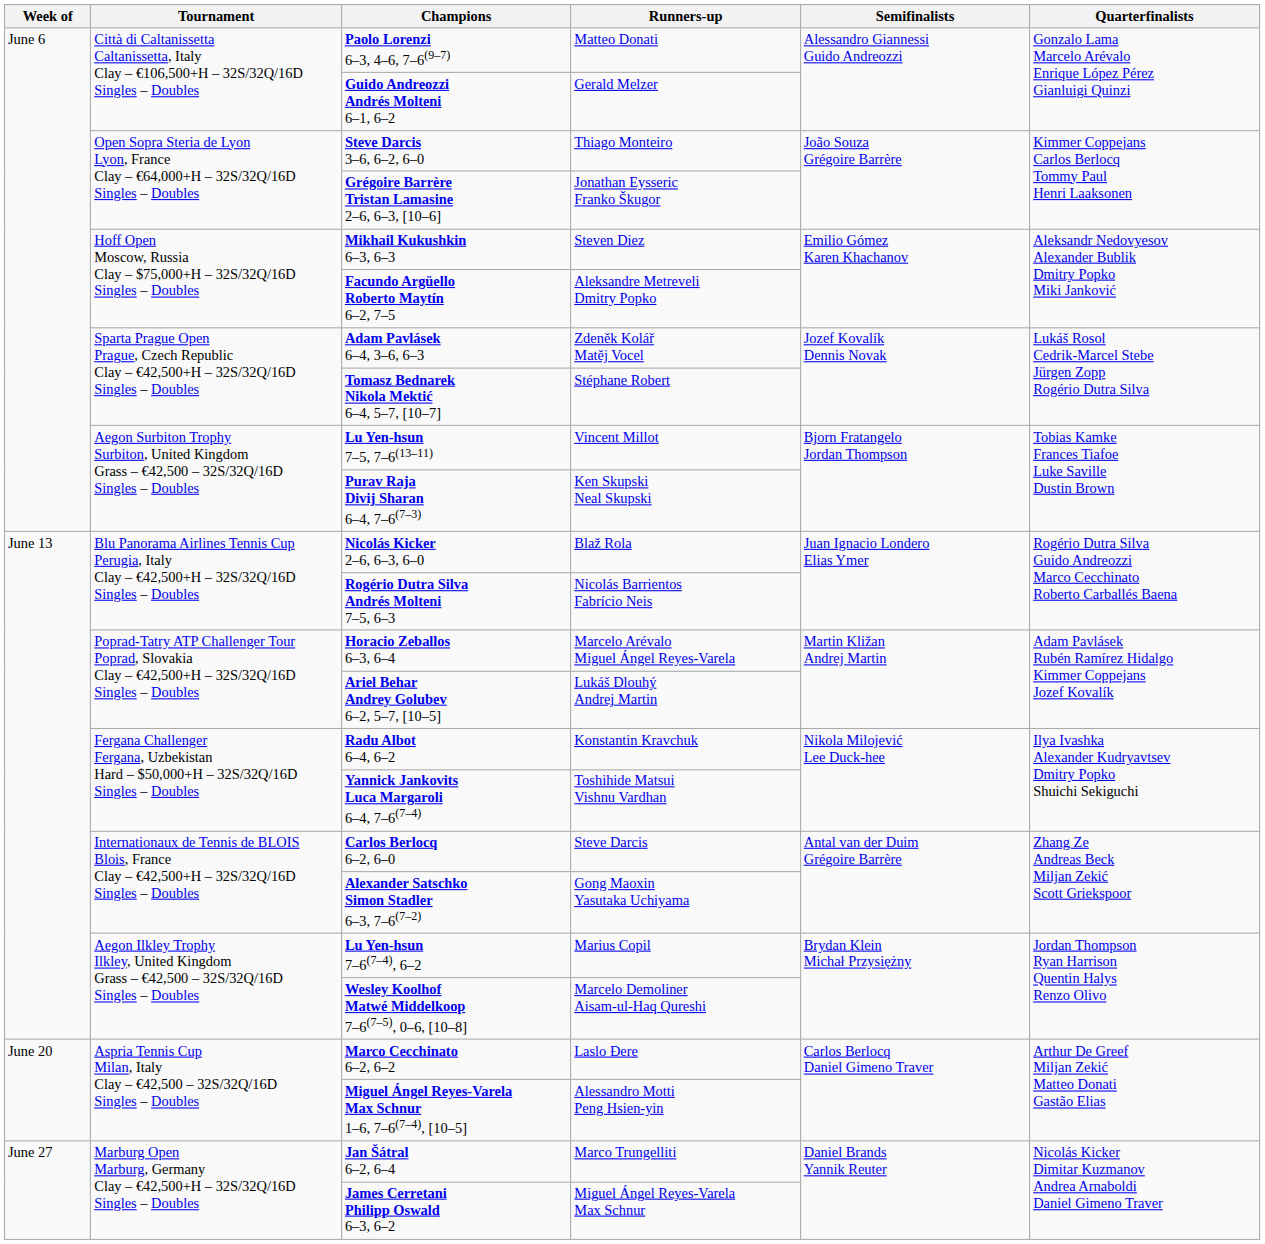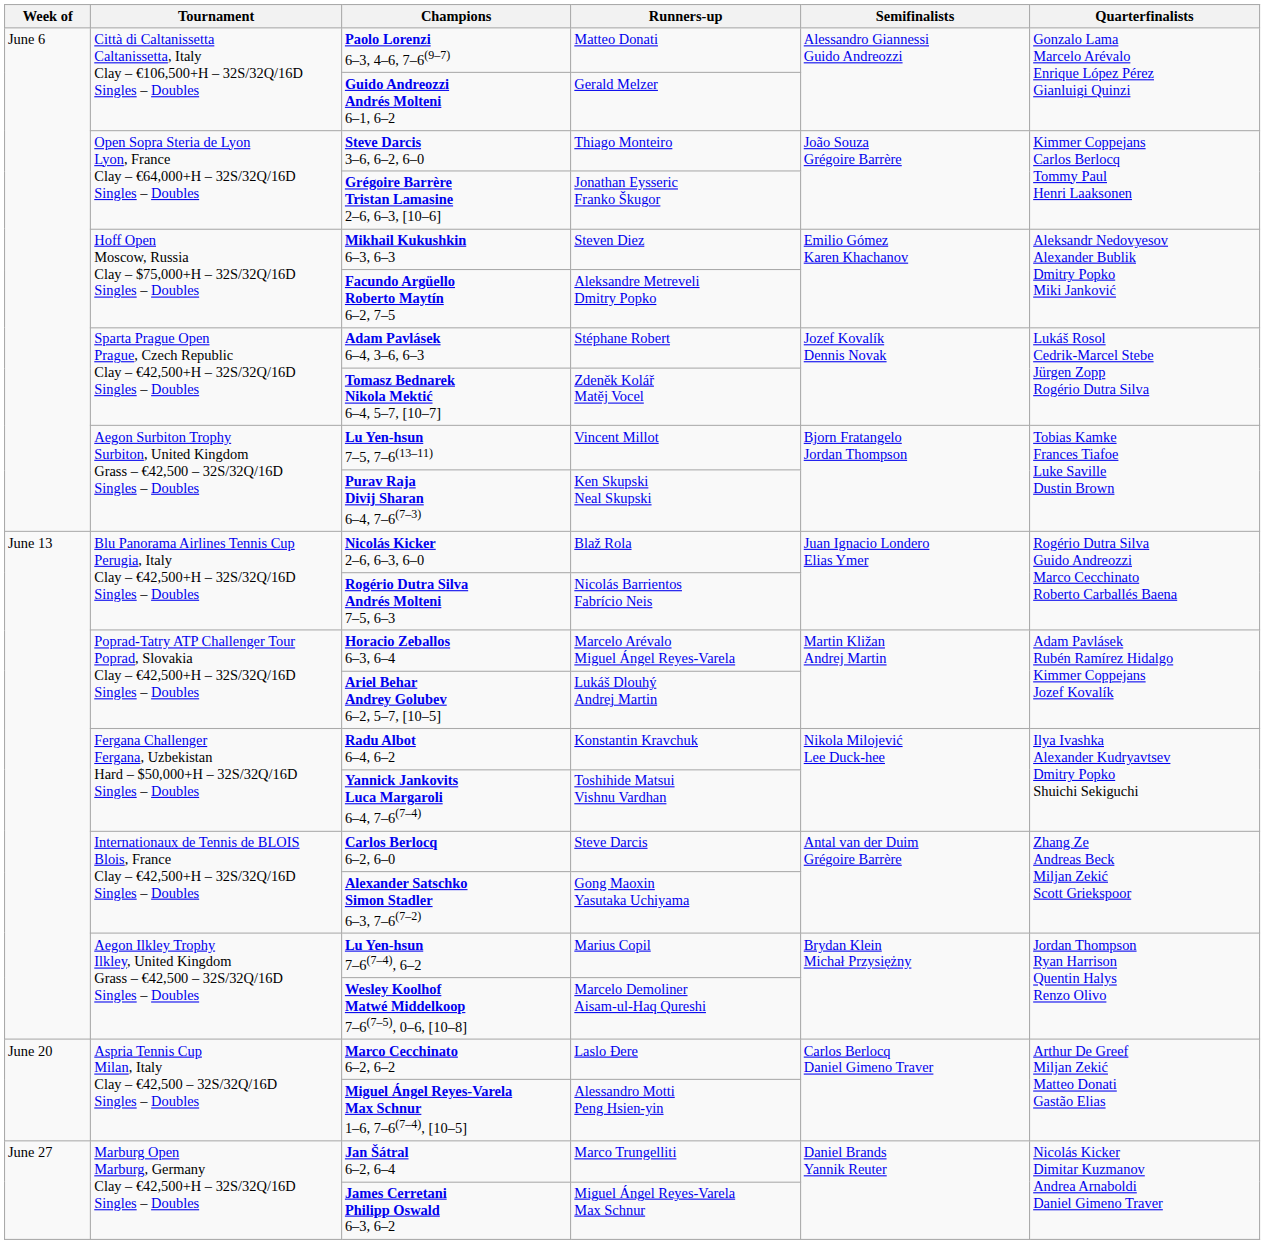(614, 347) Zdeněk Kolář Matěj Vocel -> (622, 338) Stéphane Robert
(622, 379) Stéphane Robert -> (614, 388) Zdeněk Kolář Matěj Vocel
